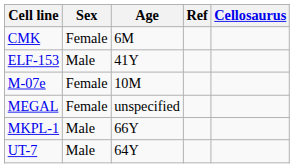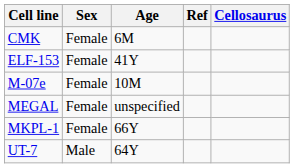(80, 60) Male -> (87, 60) Female
(80, 128) Male -> (87, 128) Female
